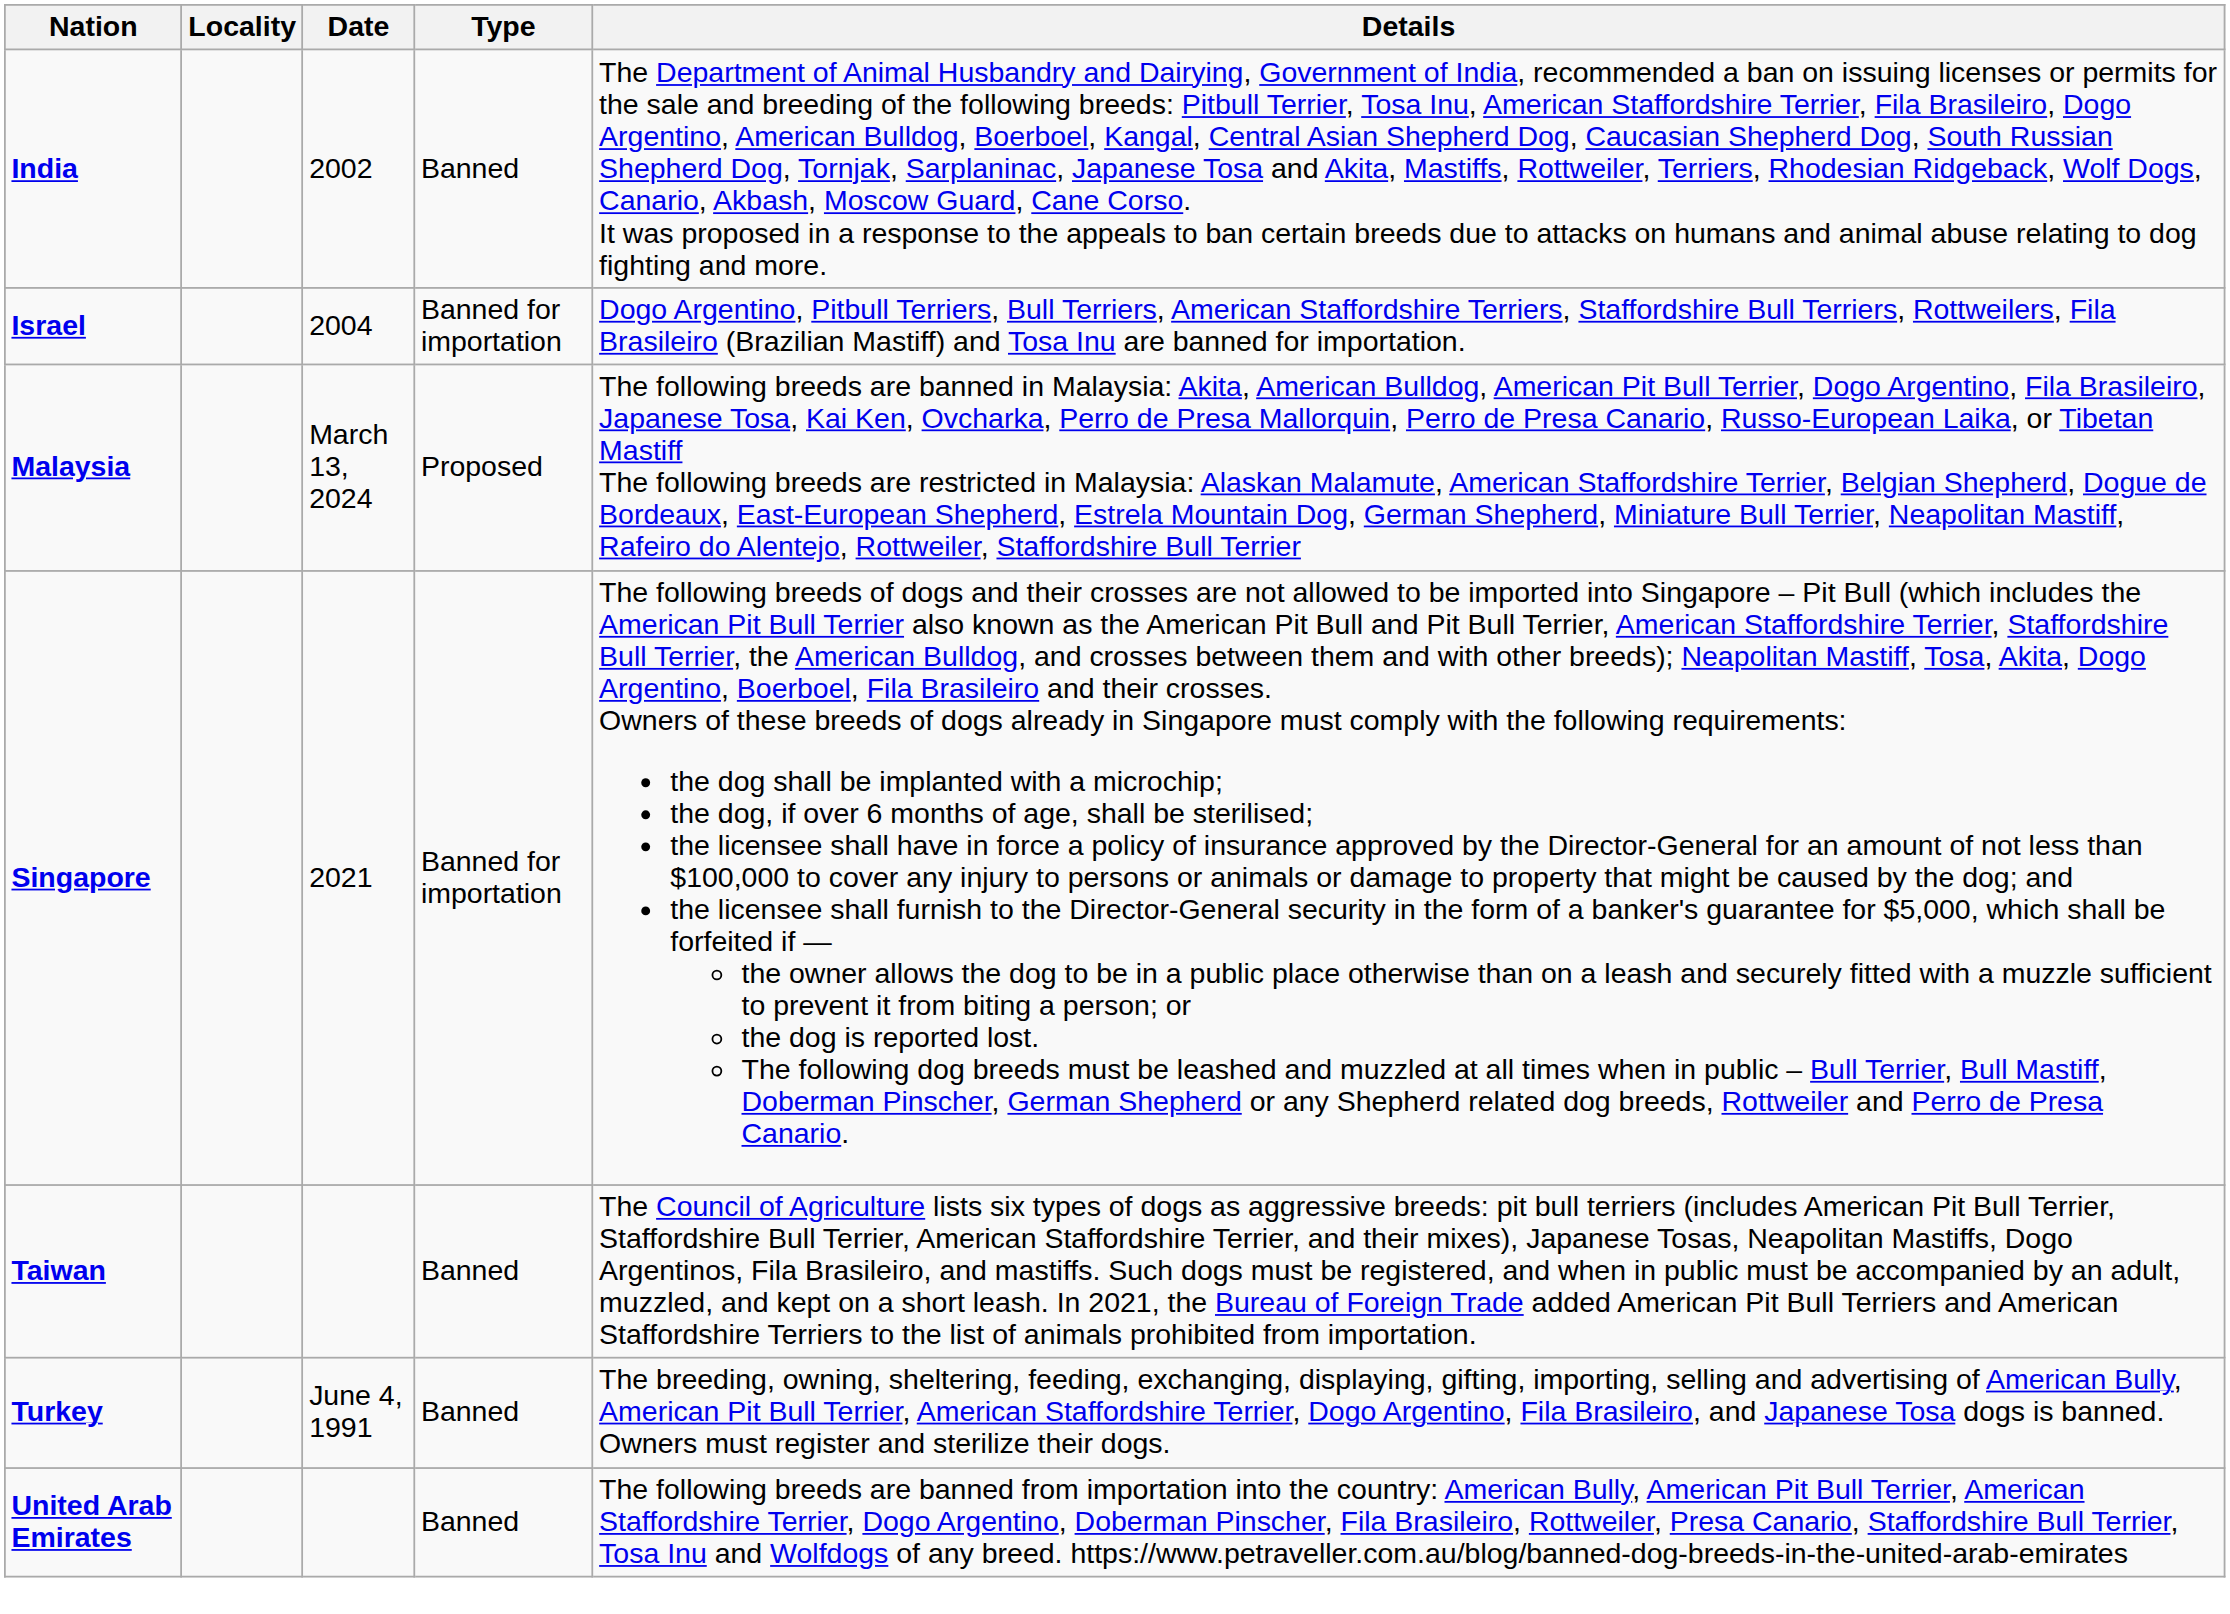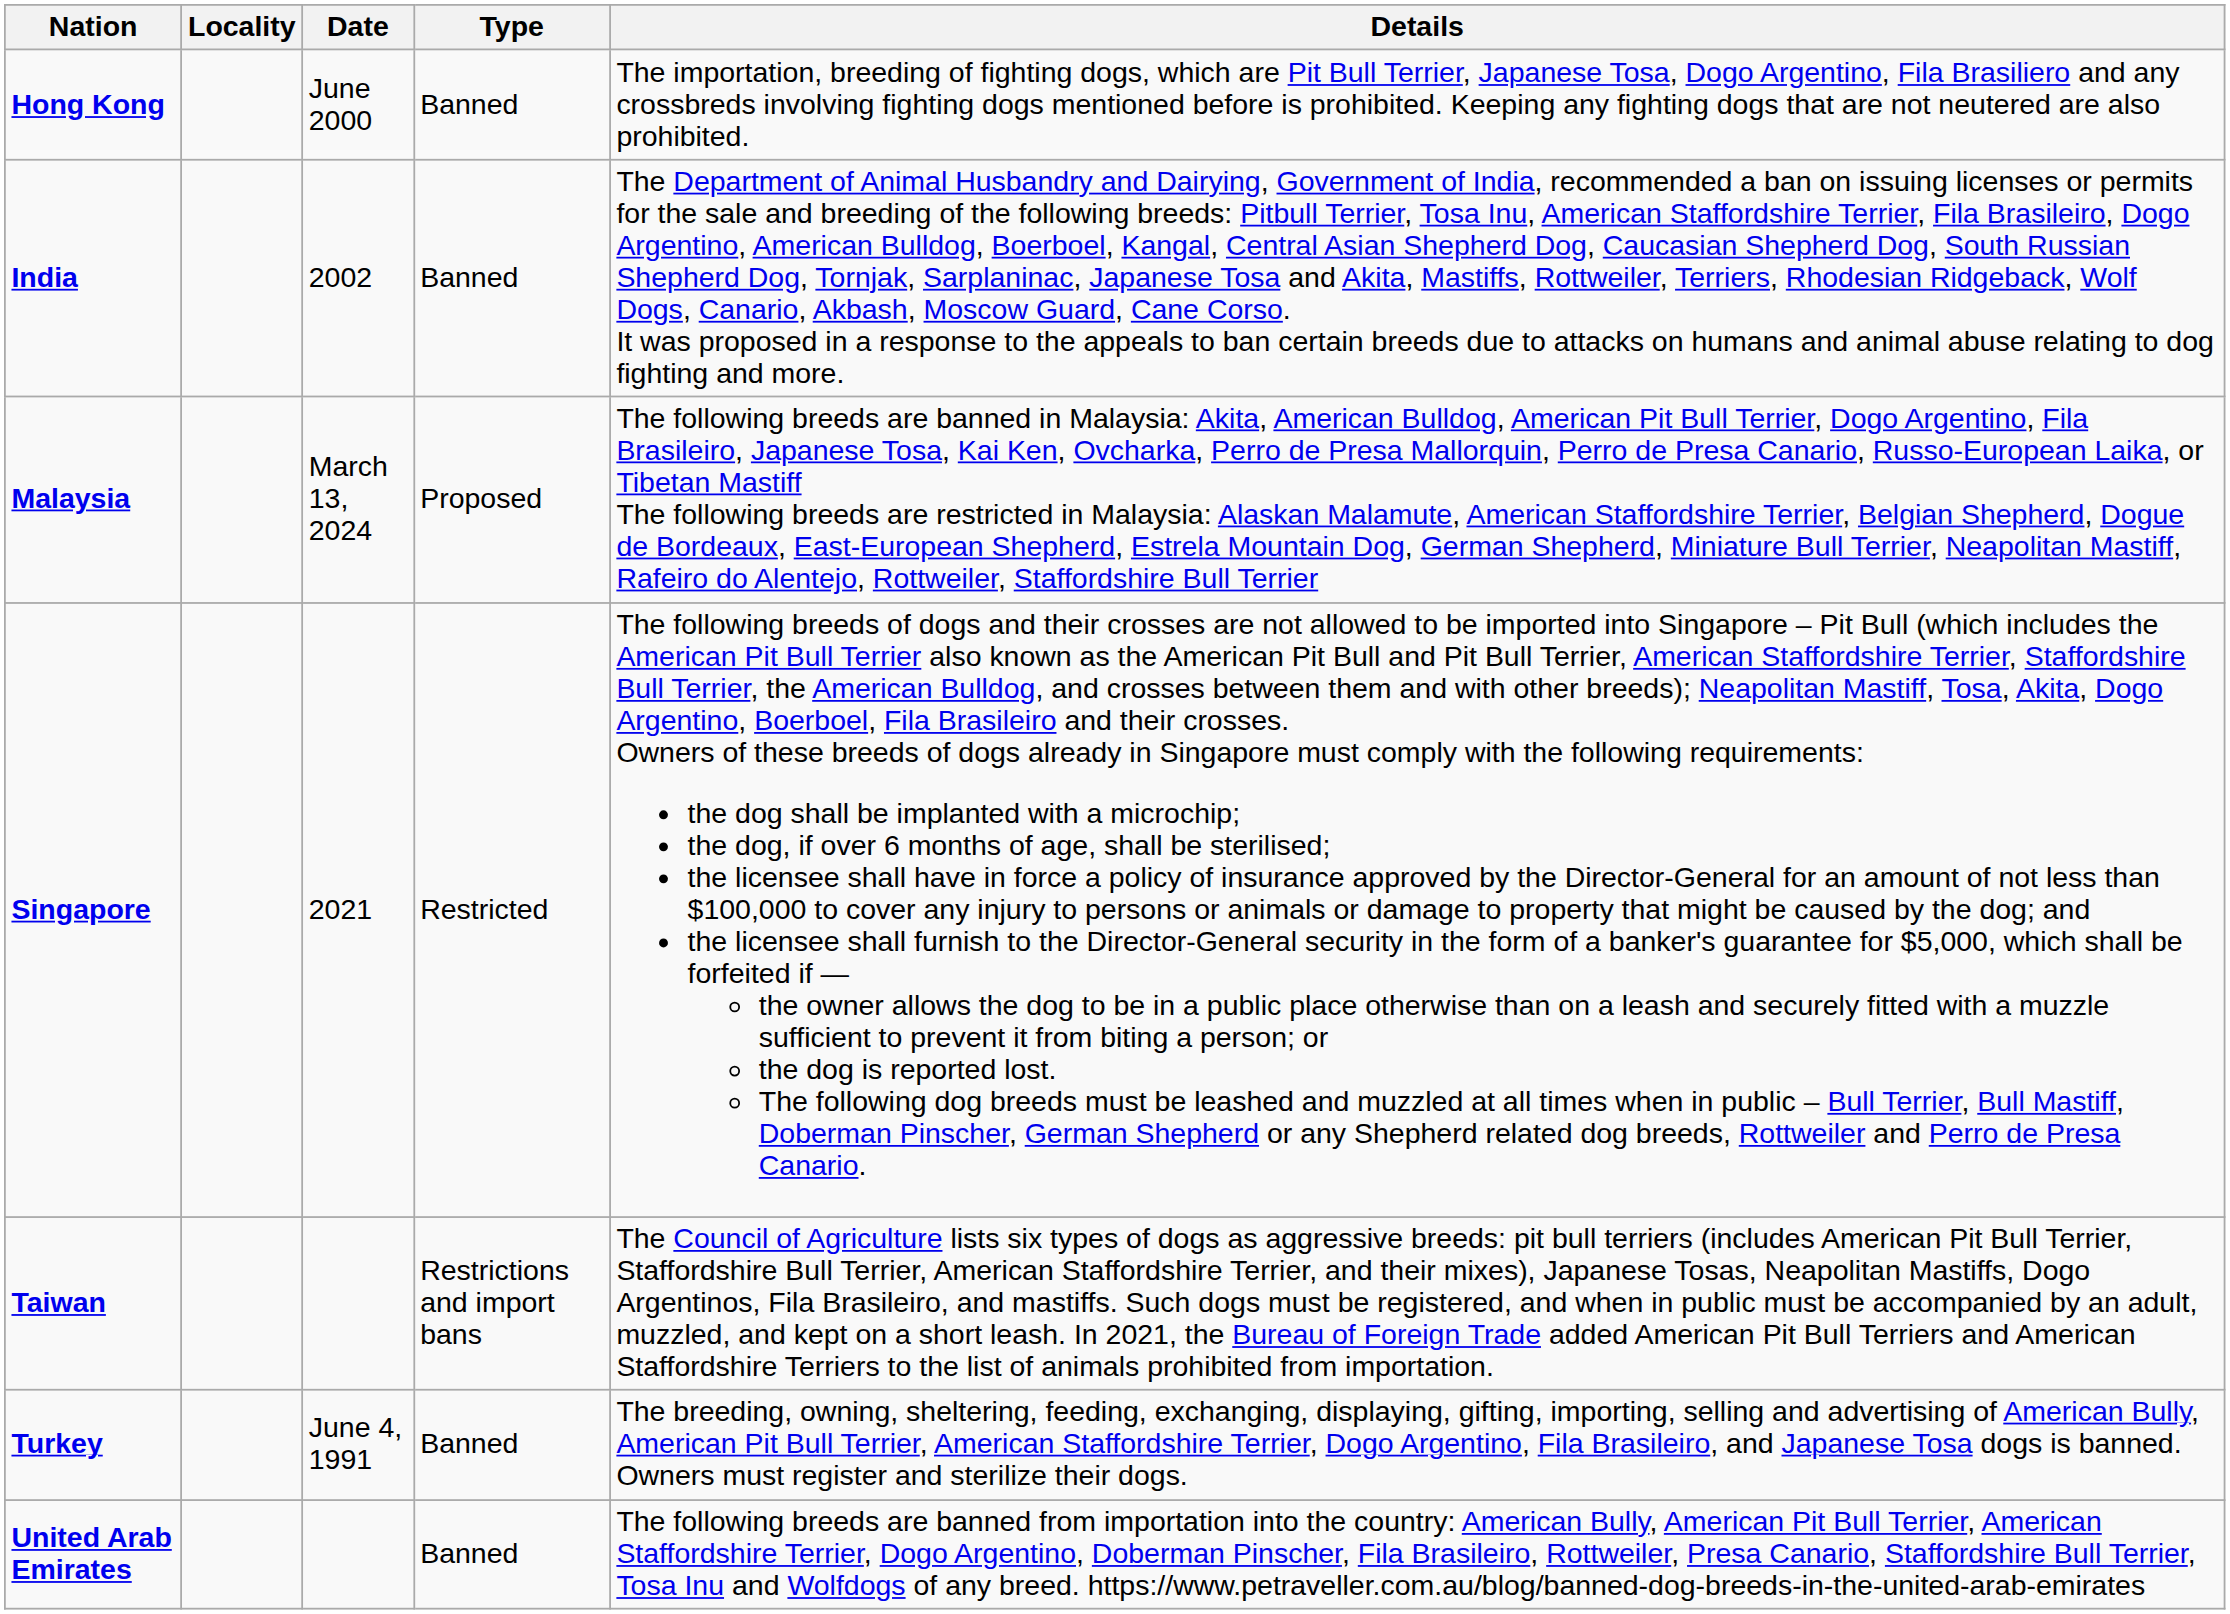+ row: (88, 104)
- row: (49, 325)
(491, 877) Banned for importation -> (484, 909) Restricted
(470, 1271) Banned -> (495, 1303) Restrictions and import bans
